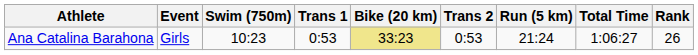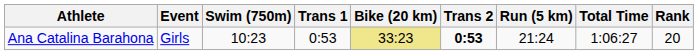(469, 38) normal -> (469, 38) bold
(672, 38) 26 -> (672, 38) 20
